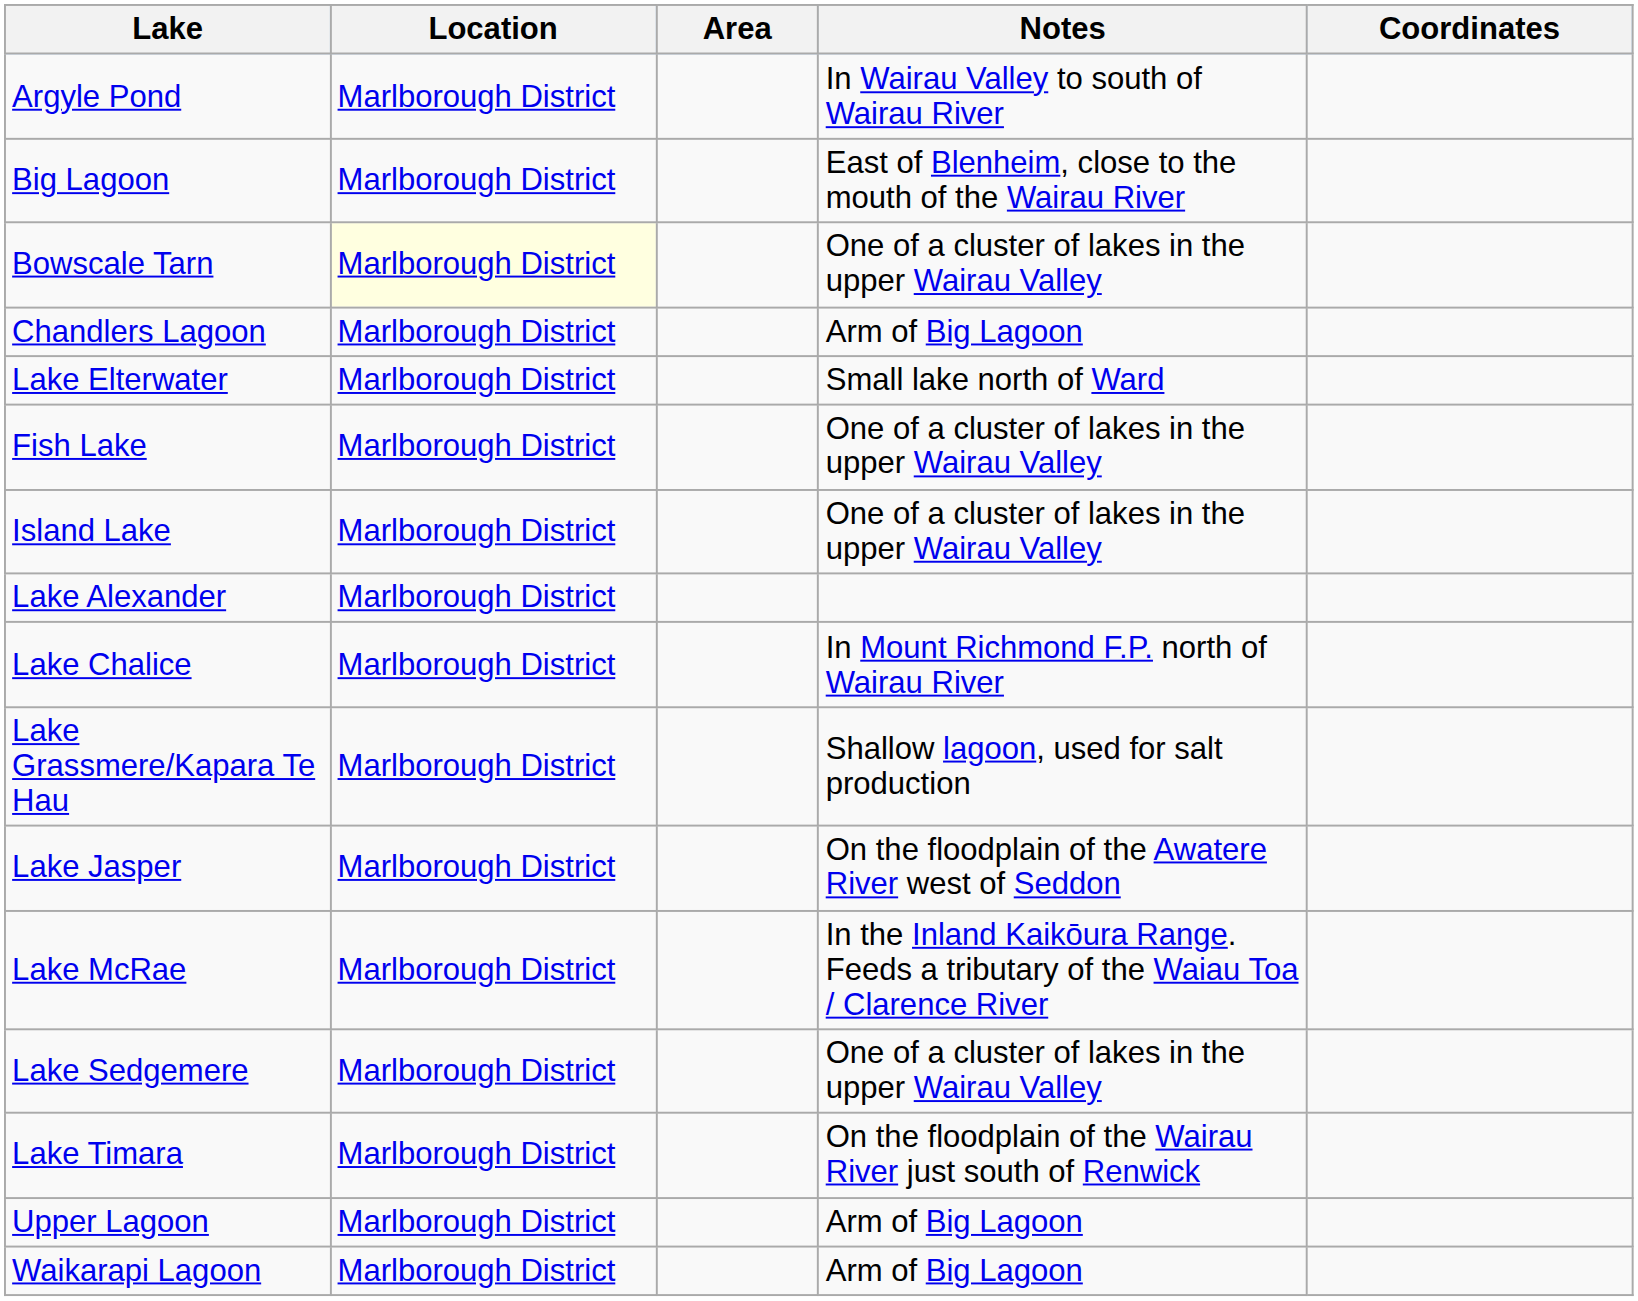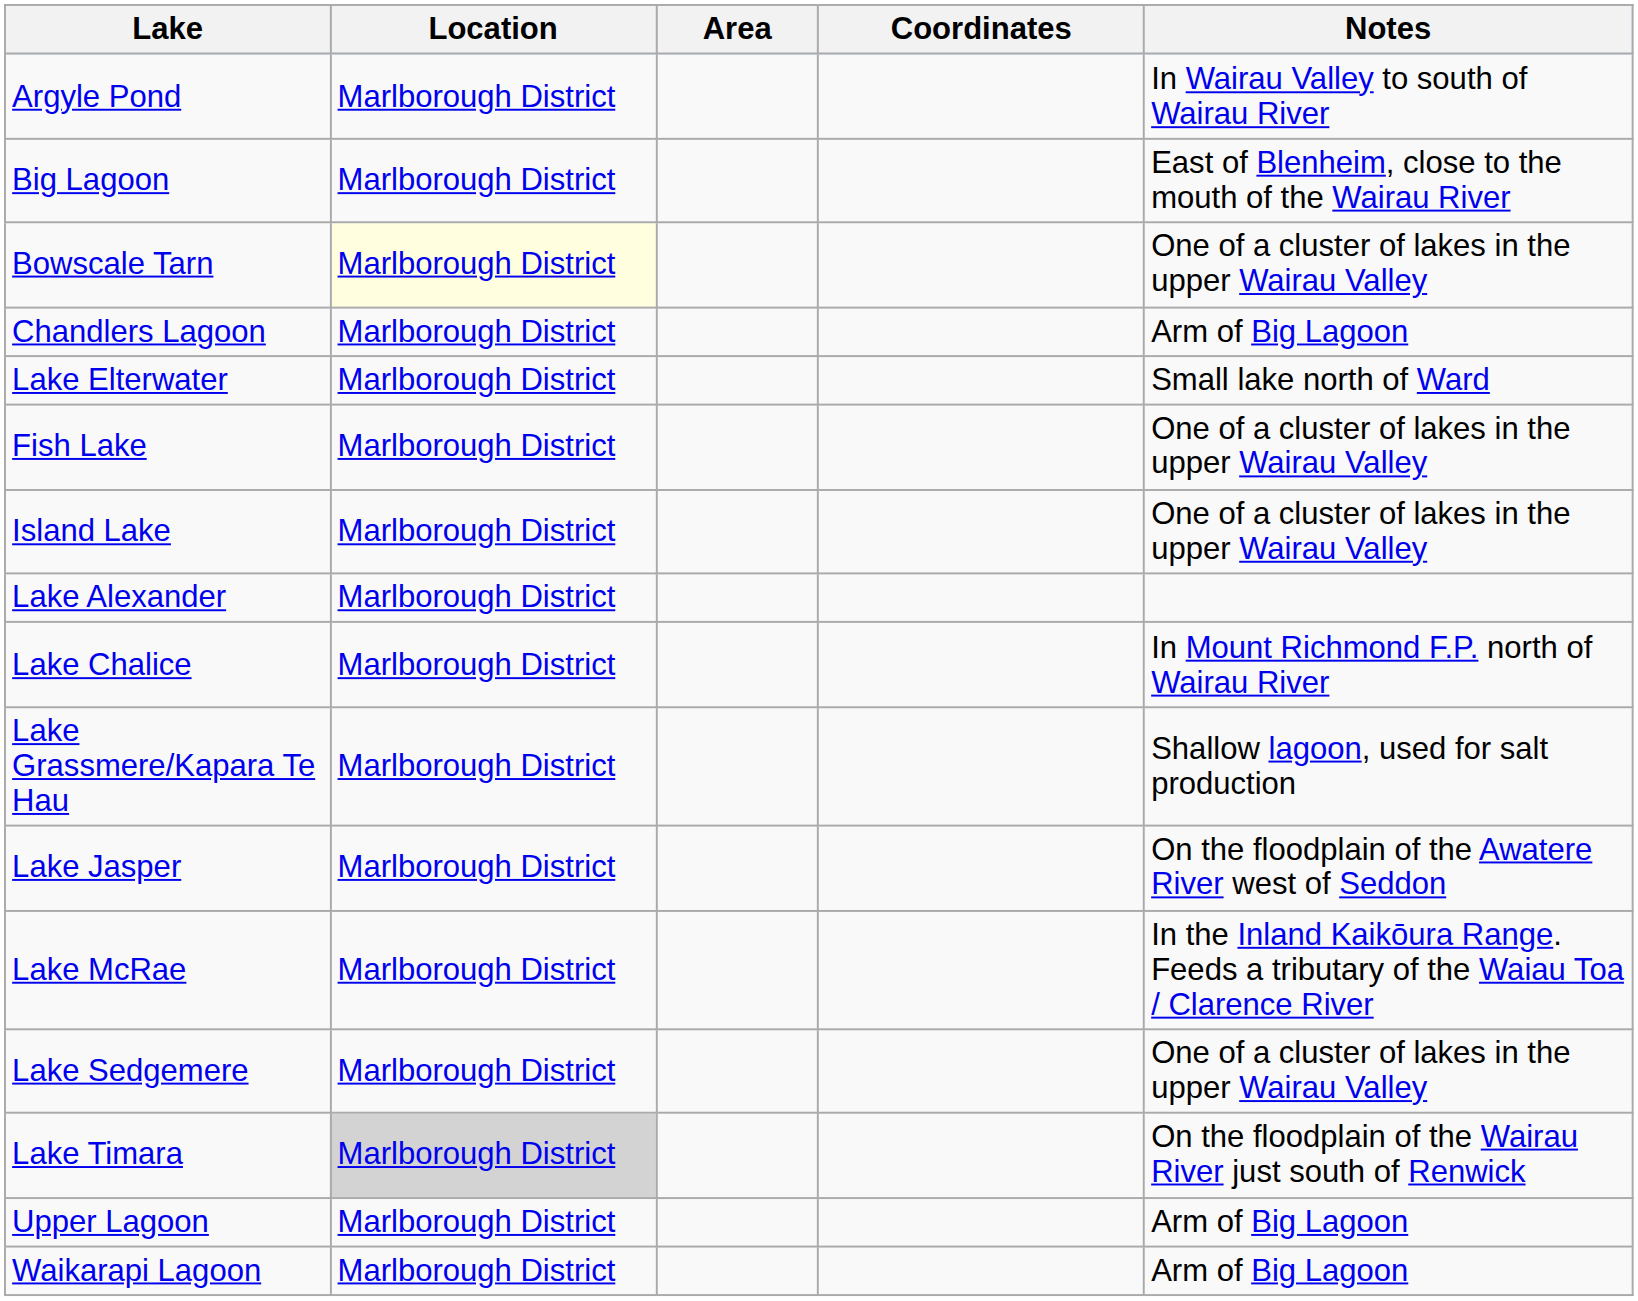columns swapped: (1063, 29) <-> (1469, 29)
(476, 1154) no background -> (476, 1154) lightgrey background
